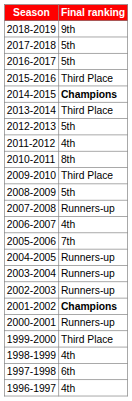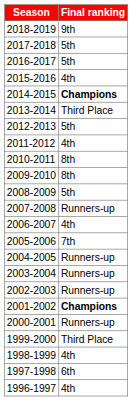(87, 78) Third Place -> (68, 78) 4th
(87, 176) Third Place -> (68, 176) 8th
